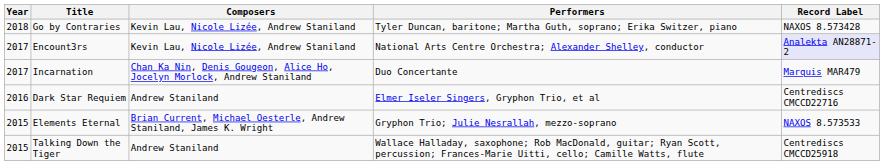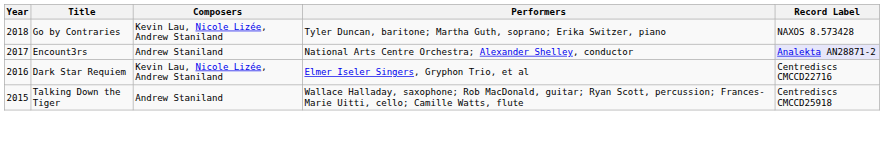(243, 47) Kevin Lau, Nicole Lizée, Andrew Staniland -> (179, 52) Andrew Staniland
- row: (63, 72)
(175, 97) Andrew Staniland -> (201, 72) Kevin Lau, Nicole Lizée, Andrew Staniland
- row: (77, 123)
